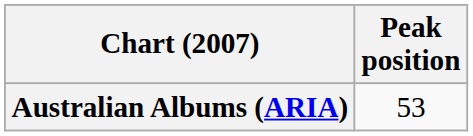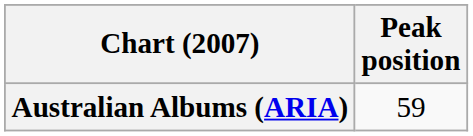(411, 106) 53 -> (411, 106) 59
